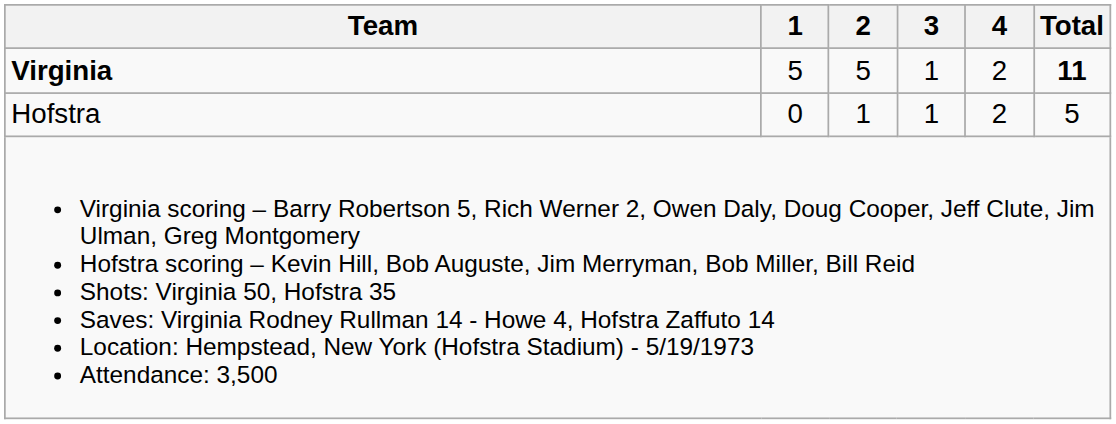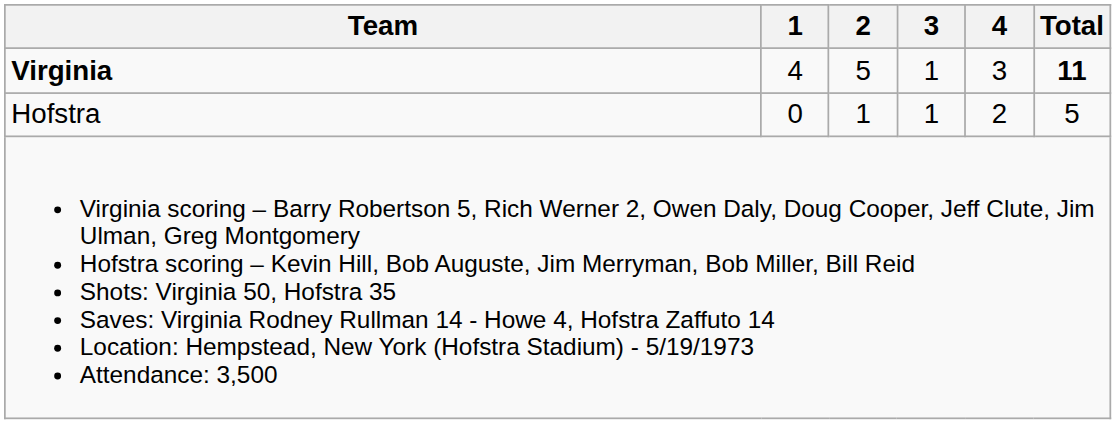(795, 70) 5 -> (795, 70) 4
(999, 70) 2 -> (999, 70) 3
